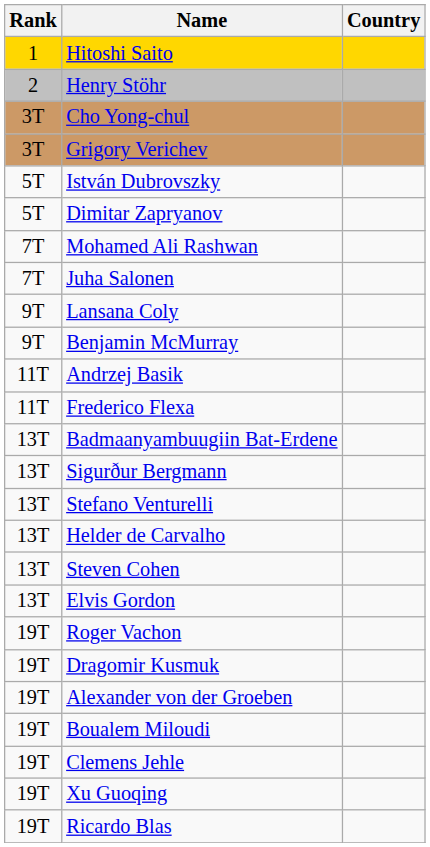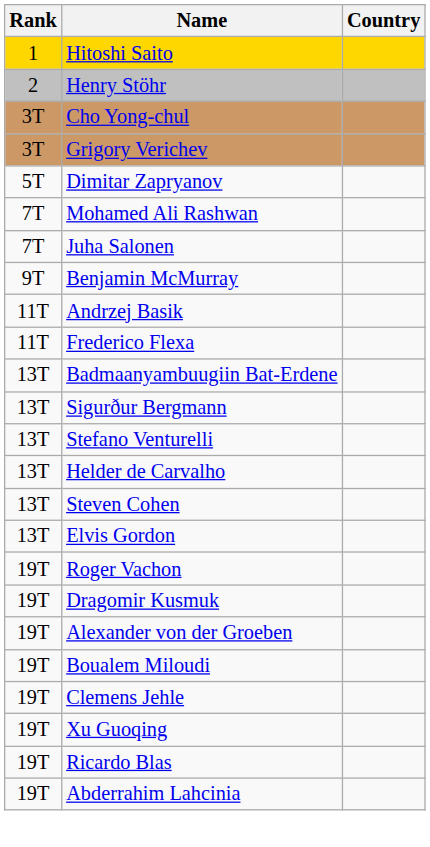- row: (143, 181)
- row: (122, 310)
+ row: (153, 794)
